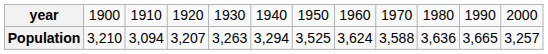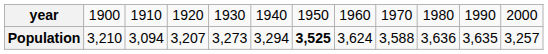(230, 37) 3,263 -> (230, 37) 3,273
(313, 37) normal -> (313, 37) bold
(480, 37) 3,665 -> (480, 37) 3,635
